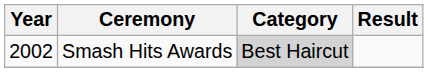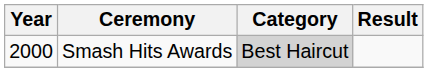(31, 51) 2002 -> (31, 51) 2000
